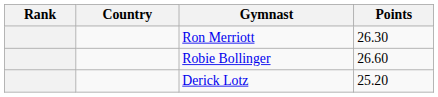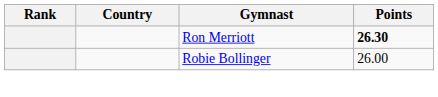(373, 37) normal -> (373, 37) bold
(373, 59) 26.60 -> (373, 59) 26.00
- row: (215, 80)
